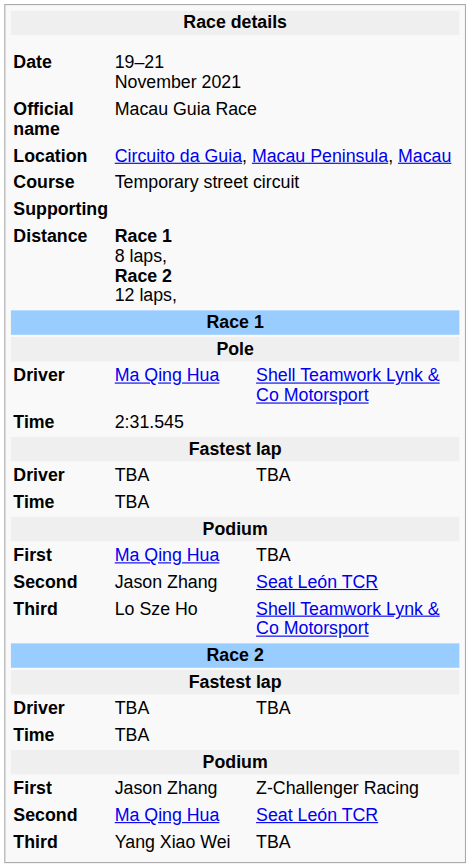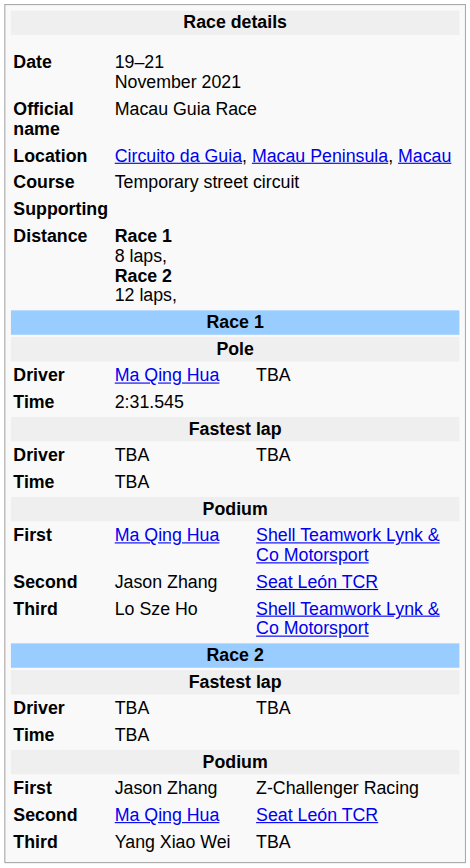(348, 385) Shell Teamwork Lynk & Co Motorsport -> (273, 376) TBA
(273, 555) TBA -> (348, 545) Shell Teamwork Lynk & Co Motorsport
